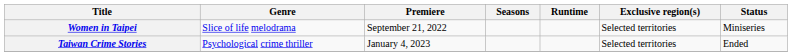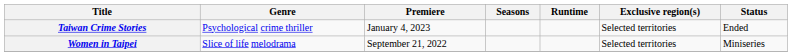rows swapped: (102, 28) <-> (102, 43)
